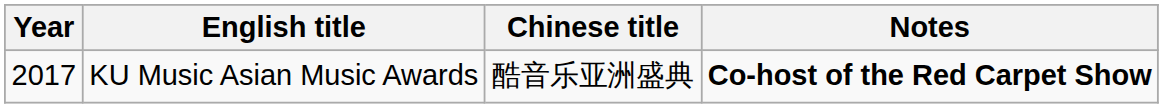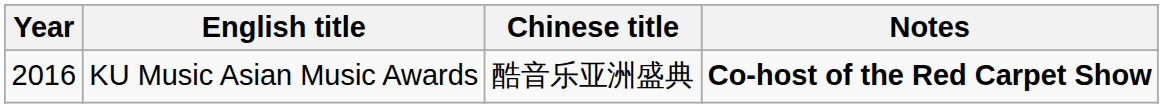(44, 76) 2017 -> (44, 76) 2016
